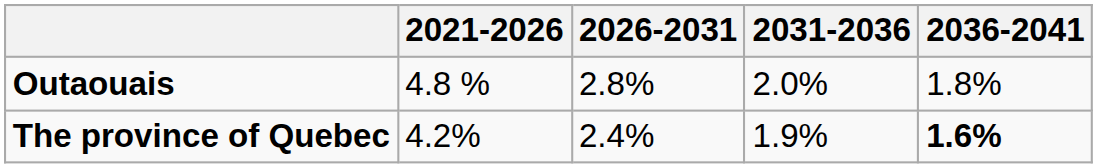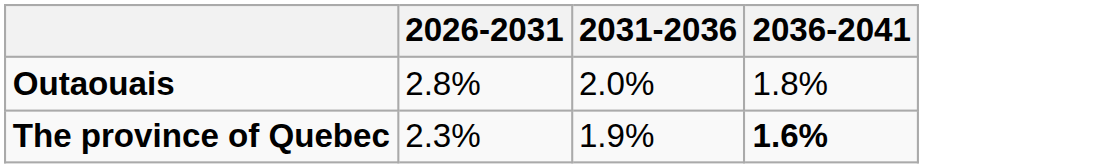- column: (484, 30)
(617, 135) 2.4% -> (443, 135) 2.3%
